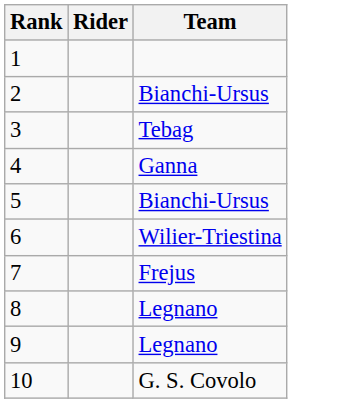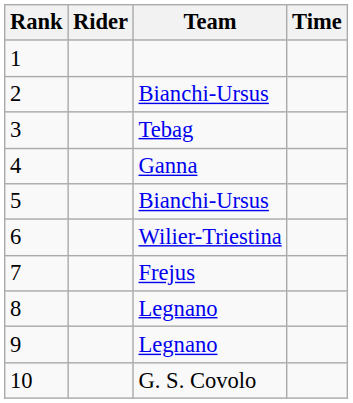+ column: (317, 22)
